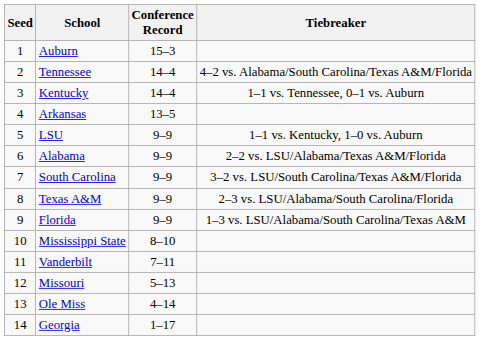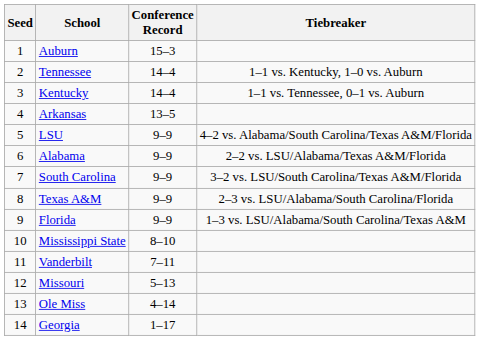(336, 72) 4–2 vs. Alabama/South Carolina/Texas A&M/Florida -> (336, 72) 1–1 vs. Kentucky, 1–0 vs. Auburn
(336, 135) 1–1 vs. Kentucky, 1–0 vs. Auburn -> (336, 135) 4–2 vs. Alabama/South Carolina/Texas A&M/Florida
